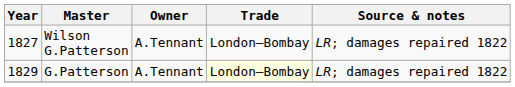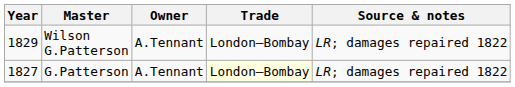(23, 43) 1827 -> (23, 43) 1829
(23, 71) 1829 -> (23, 71) 1827
